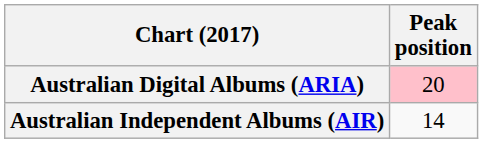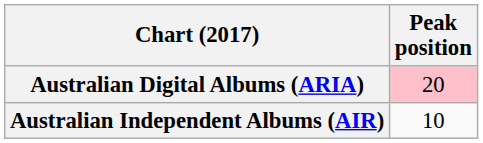(433, 120) 14 -> (433, 120) 10
